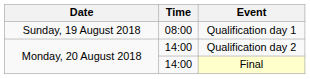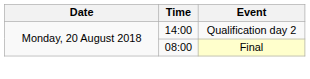- row: (251, 30)
(178, 64) 14:00 -> (178, 47) 08:00
